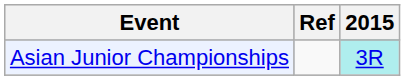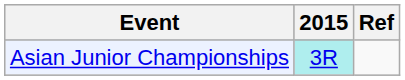columns swapped: (370, 23) <-> (317, 23)
